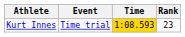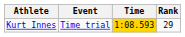(168, 25) 23 -> (168, 25) 29
